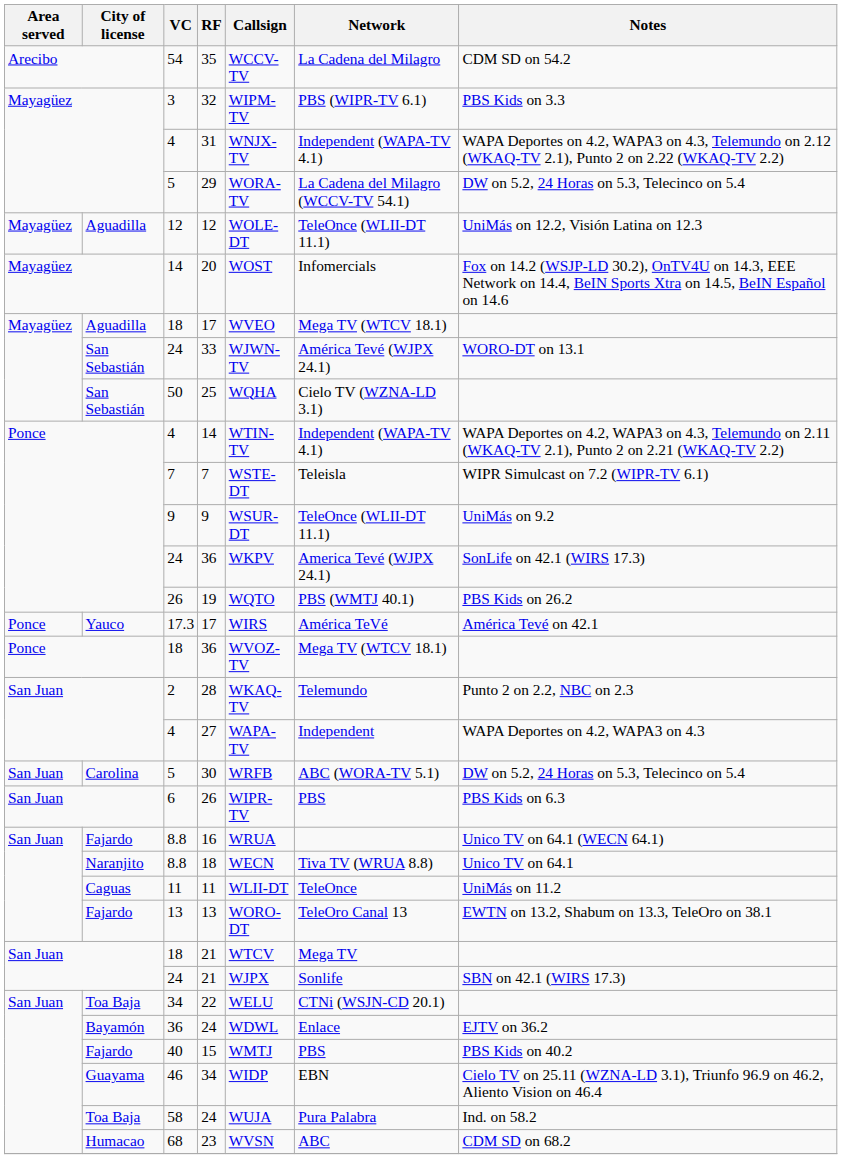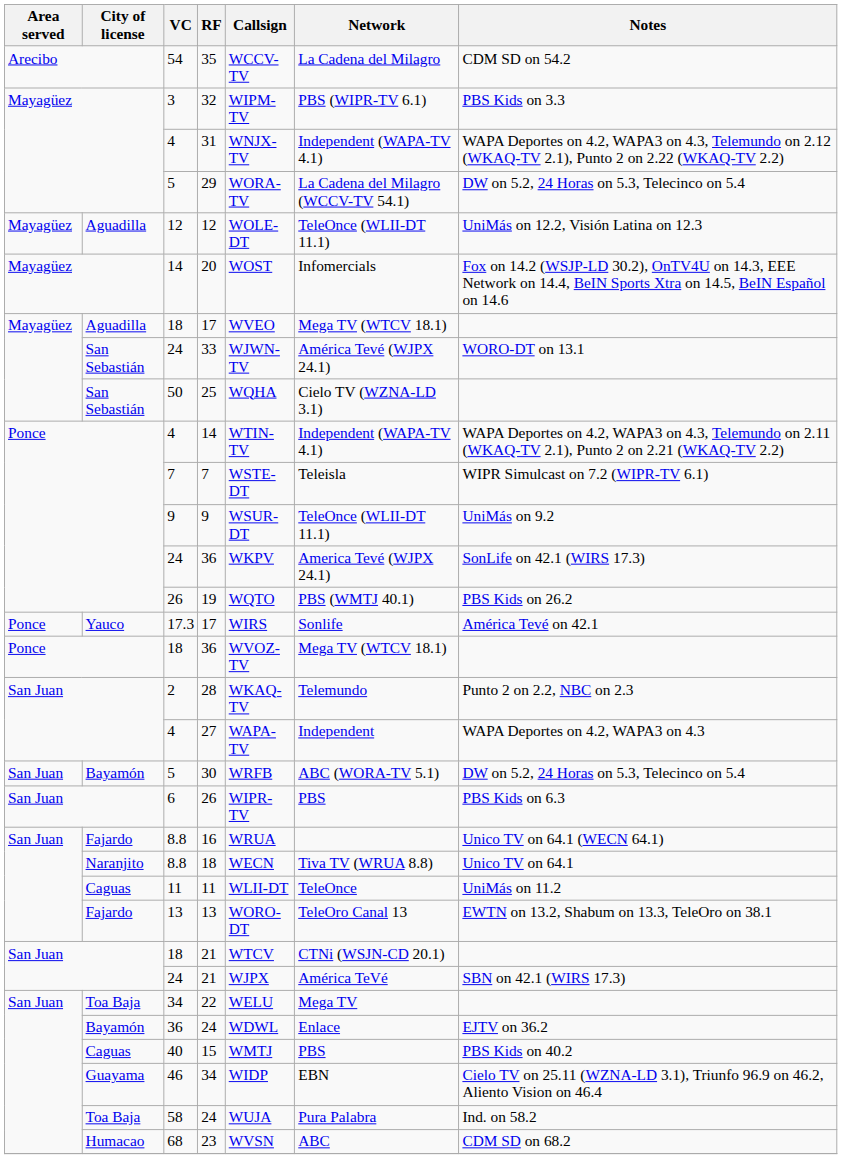(343, 623) América TeVé -> (320, 623) Sonlife
(112, 773) Carolina -> (115, 773) Bayamón
(328, 953) Mega TV -> (371, 953) CTNi (WSJN-CD 20.1)
(320, 978) Sonlife -> (343, 978) América TeVé
(371, 1002) CTNi (WSJN-CD 20.1) -> (328, 1002) Mega TV
(109, 1051) Fajardo -> (108, 1051) Caguas
